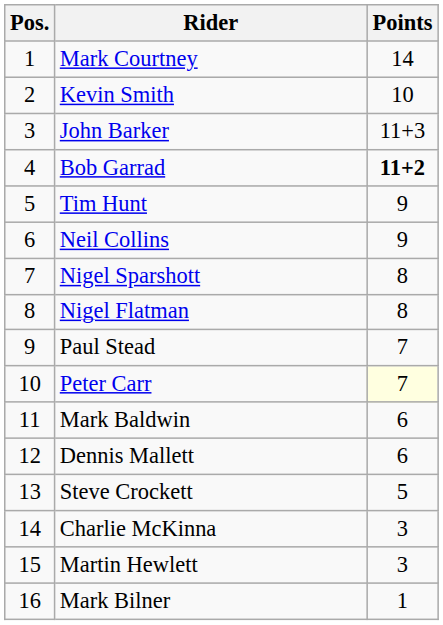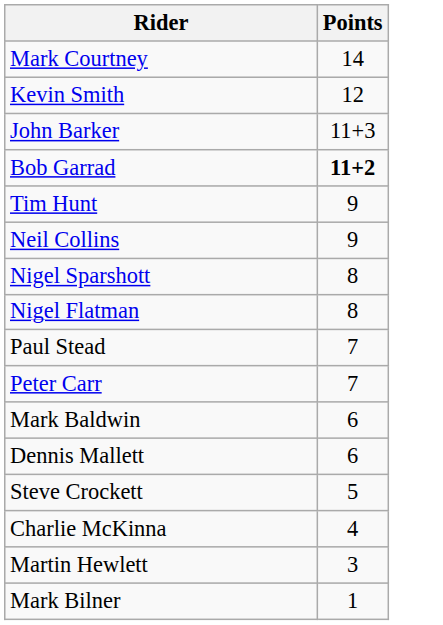- column: (30, 22)
(402, 94) 10 -> (353, 94) 12
(402, 383) lightyellow background -> (353, 383) no background
(402, 528) 3 -> (353, 528) 4
